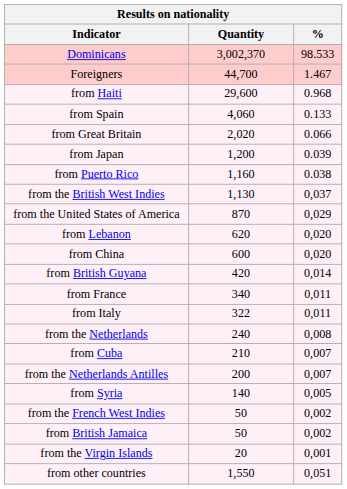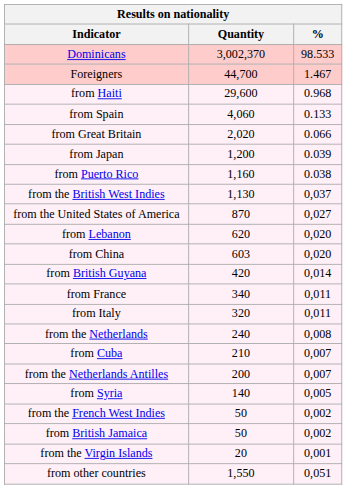(318, 213) 0,029 -> (318, 213) 0,027
(241, 253) 600 -> (241, 253) 603
(241, 313) 322 -> (241, 313) 320
